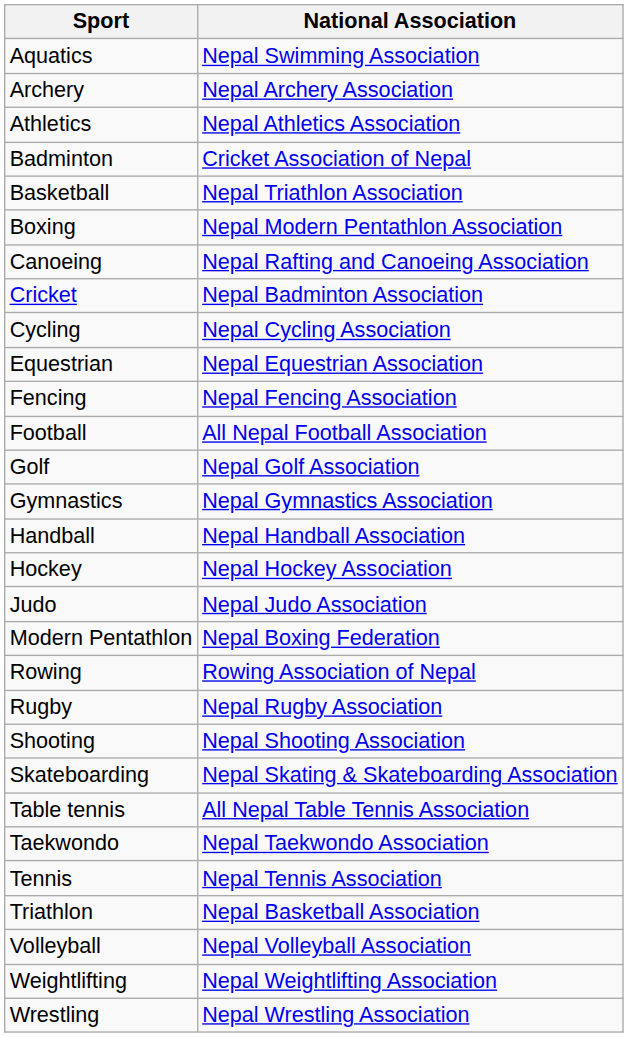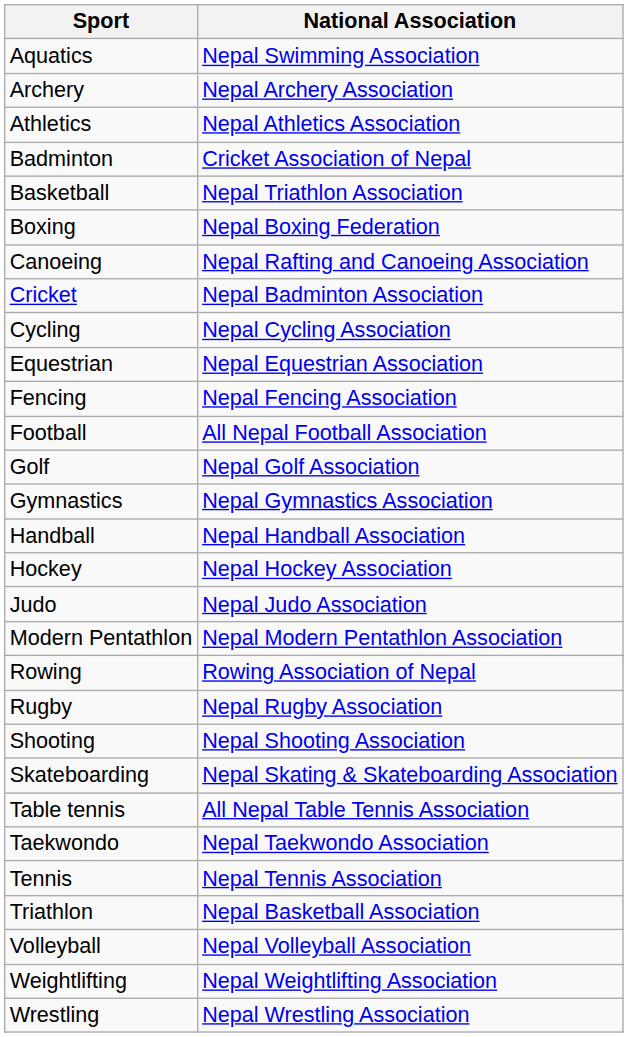(382, 227) Nepal Modern Pentathlon Association -> (321, 227) Nepal Boxing Federation
(321, 638) Nepal Boxing Federation -> (382, 638) Nepal Modern Pentathlon Association
